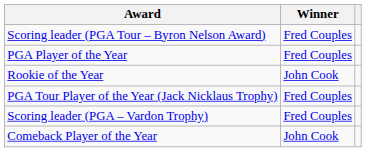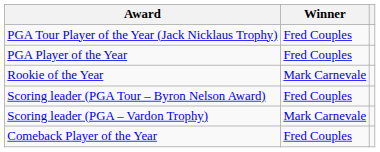rows swapped: (142, 95) <-> (136, 34)
(311, 75) John Cook -> (325, 75) Mark Carnevale
(318, 116) Fred Couples -> (325, 116) Mark Carnevale
(311, 136) John Cook -> (318, 136) Fred Couples
